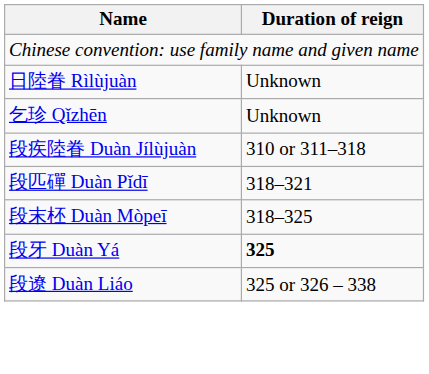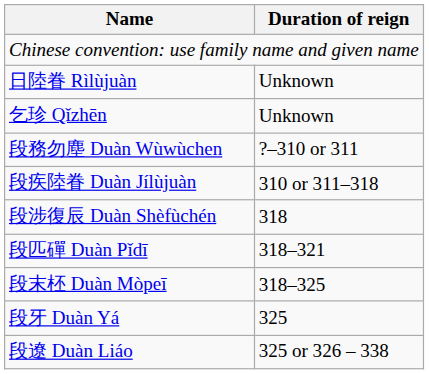+ row: (116, 148)
+ row: (113, 216)
(260, 250) bold -> (273, 318) normal
